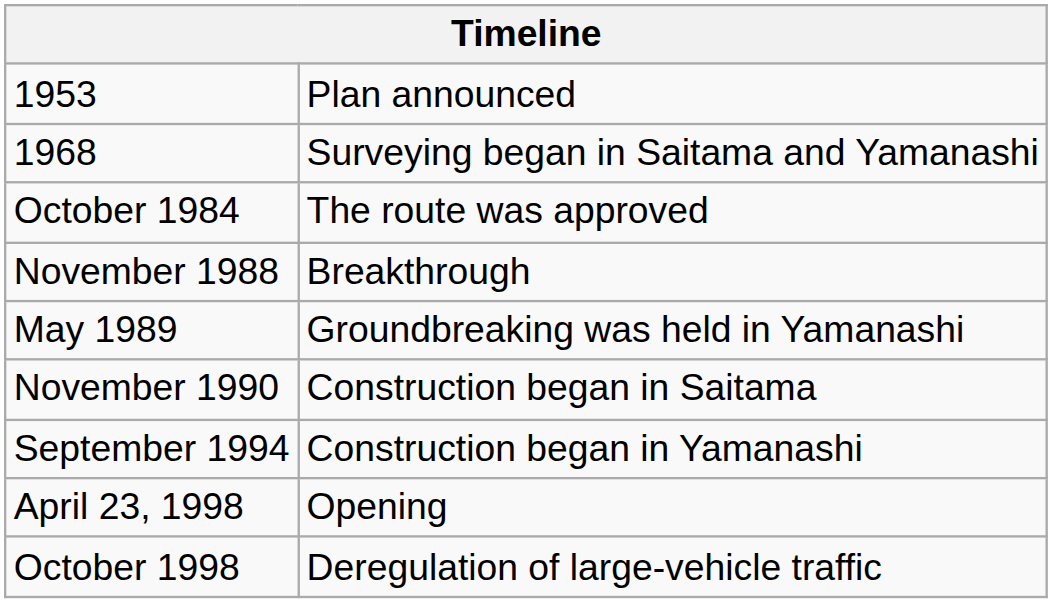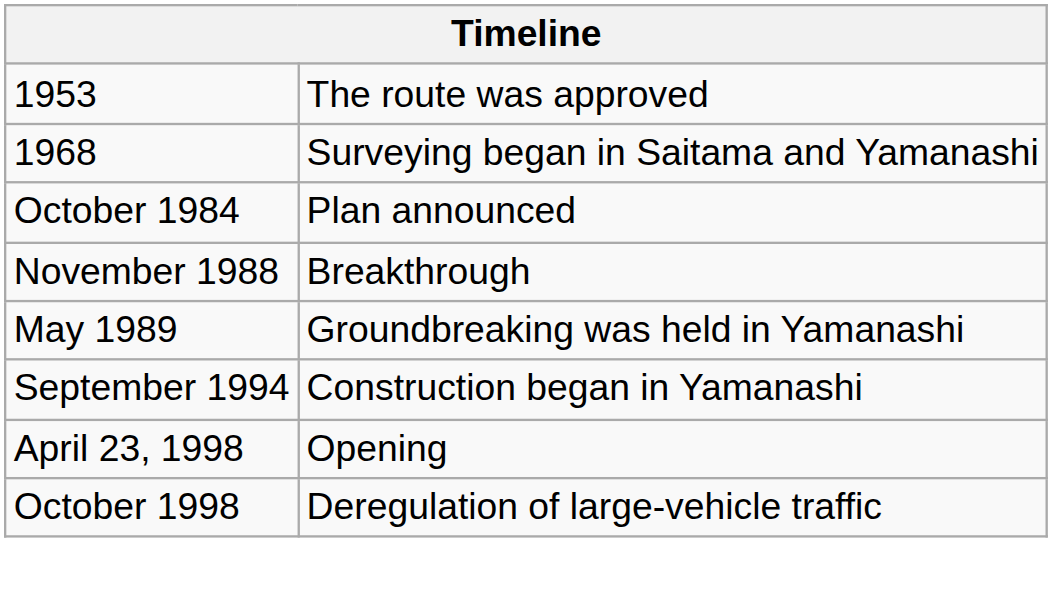(441, 93) Plan announced -> (508, 93) The route was approved
(508, 211) The route was approved -> (441, 211) Plan announced
- row: (146, 388)
